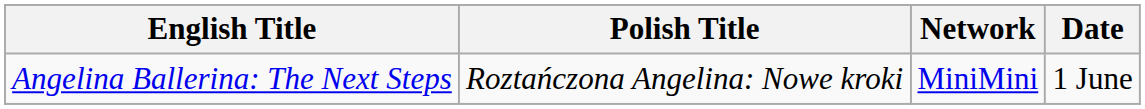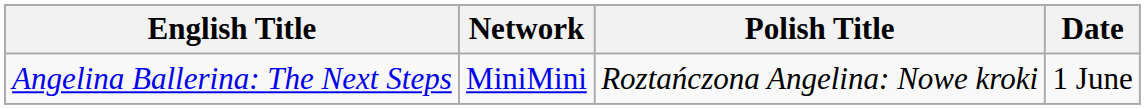columns swapped: (685, 29) <-> (978, 29)
